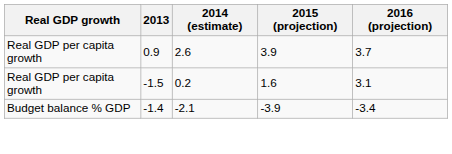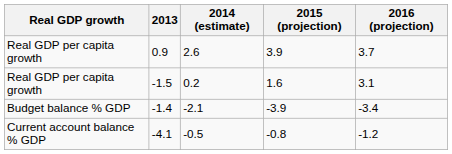+ row: (162, 133)
